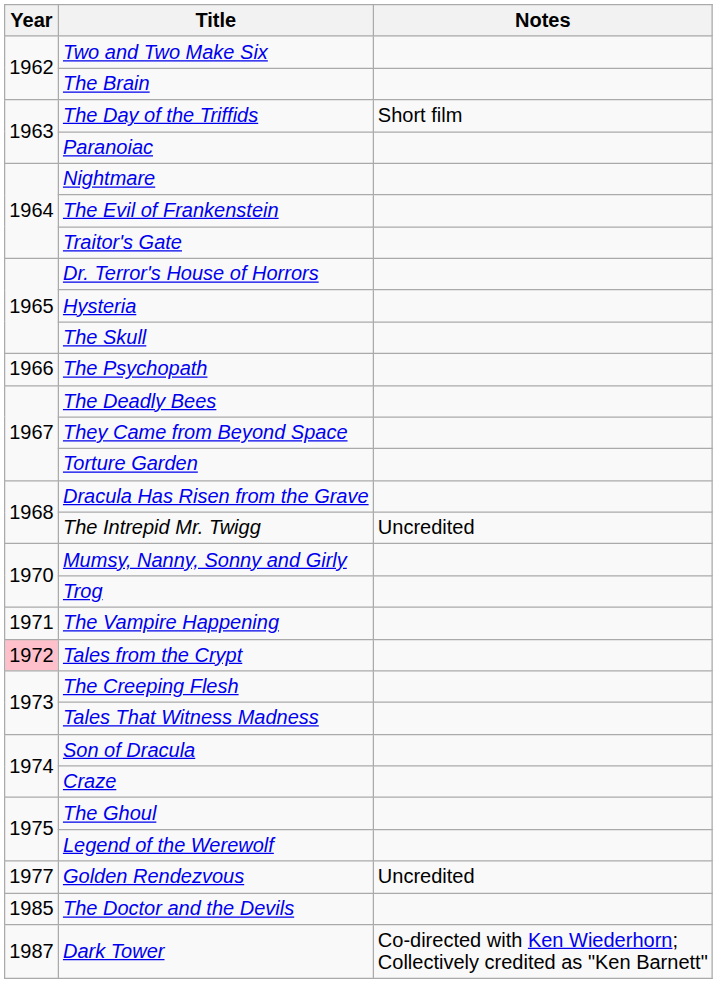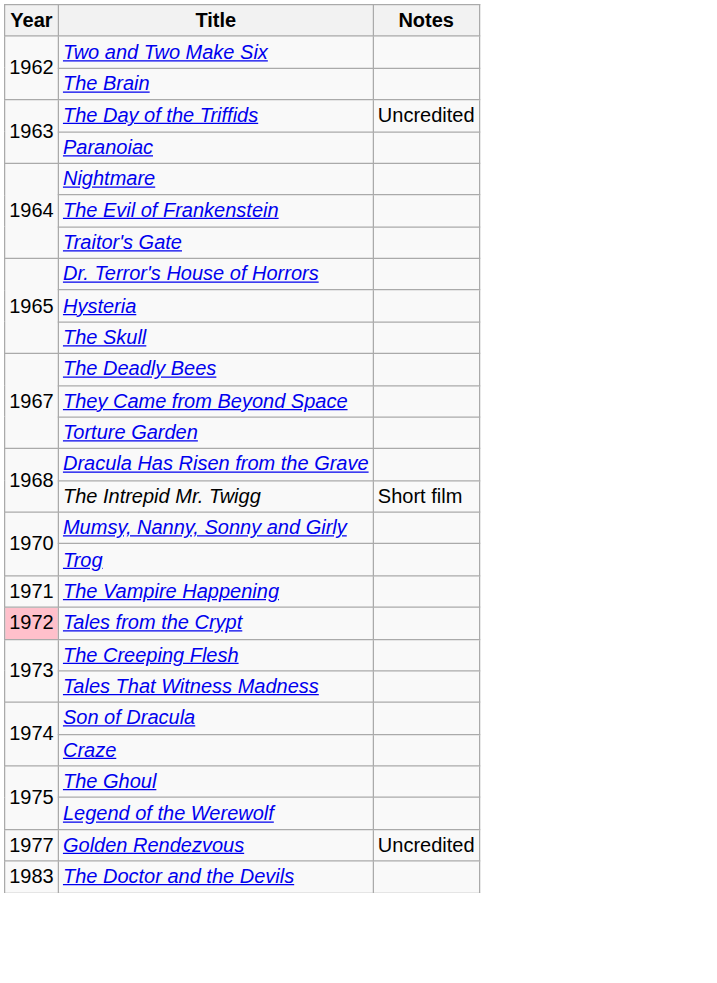(420, 115) Short film -> (426, 115) Uncredited
- row: (135, 369)
(426, 527) Uncredited -> (420, 496) Short film
(31, 908) 1985 -> (31, 876) 1983
- row: (114, 951)
